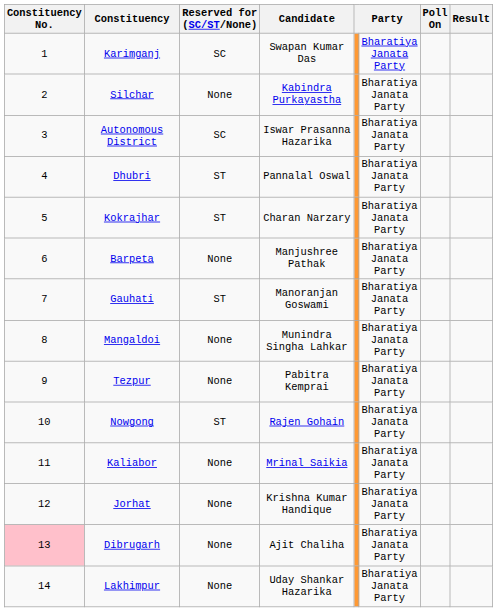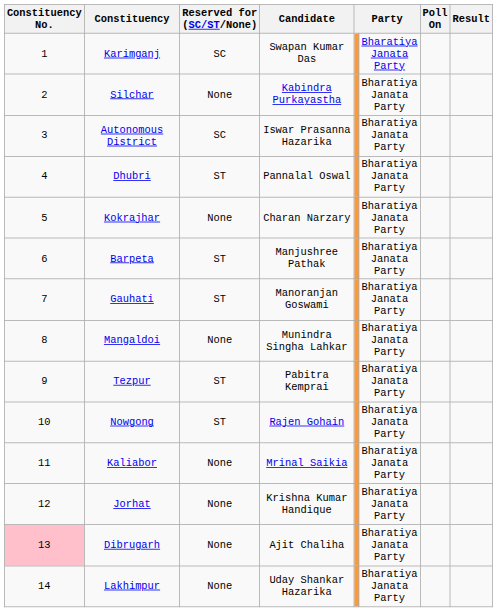(220, 218) ST -> (220, 218) None
(220, 259) None -> (220, 259) ST
(220, 381) None -> (220, 381) ST
